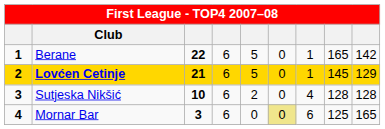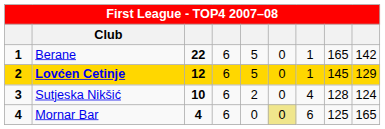(198, 74) 21 -> (198, 74) 12
(366, 94) 128 -> (366, 94) 124
(198, 114) 3 -> (198, 114) 4
